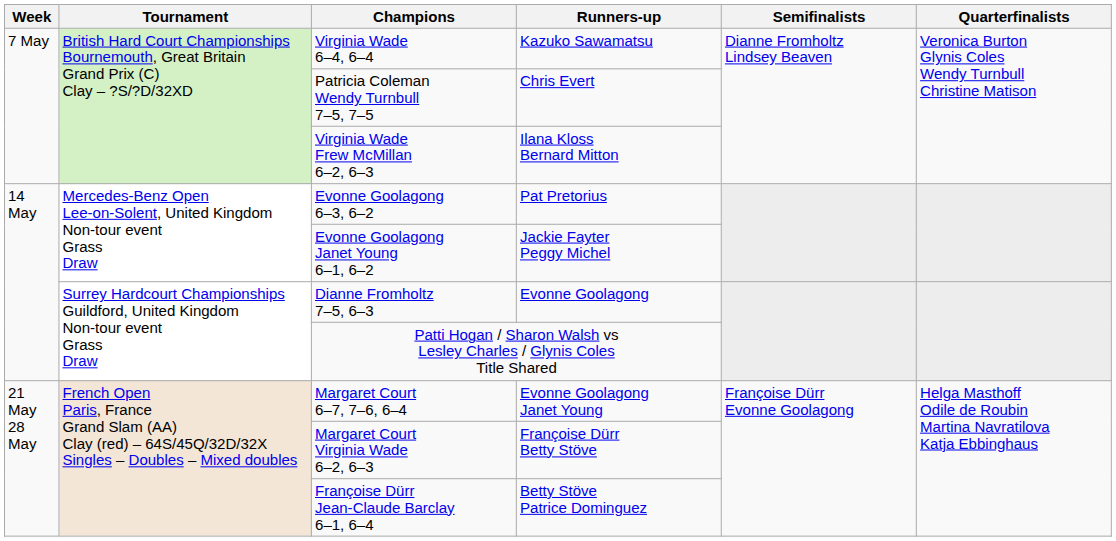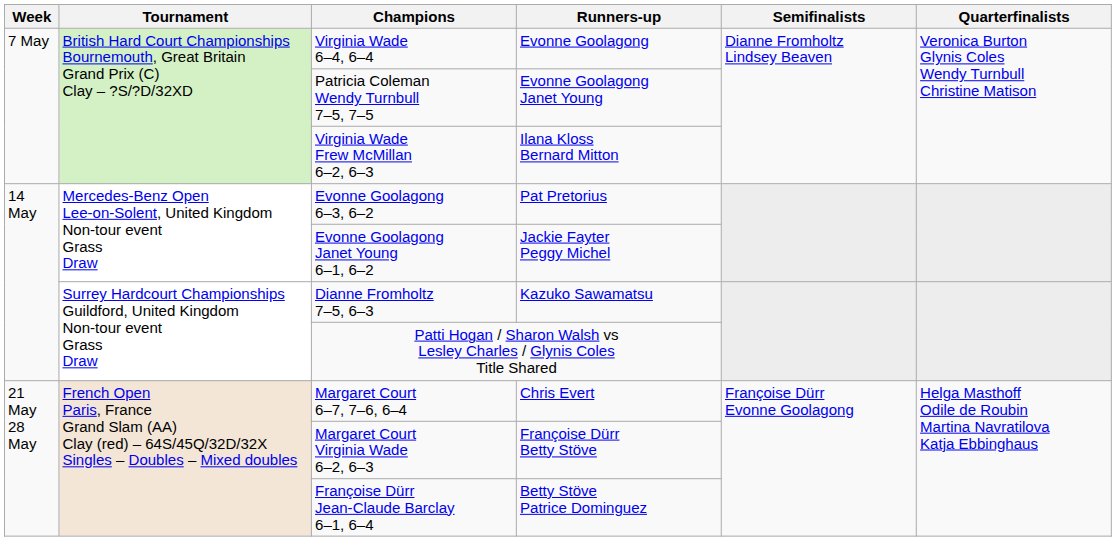(586, 40) Kazuko Sawamatsu -> (584, 40) Evonne Goolagong
(557, 81) Chris Evert -> (584, 89) Evonne Goolagong Janet Young
(584, 294) Evonne Goolagong -> (586, 294) Kazuko Sawamatsu
(584, 401) Evonne Goolagong Janet Young -> (557, 392) Chris Evert
